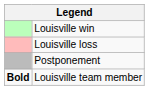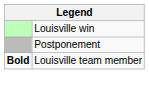- row: (66, 45)
